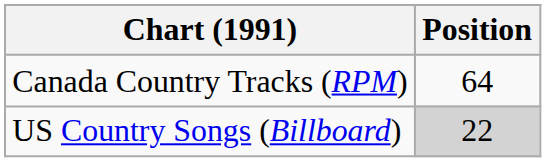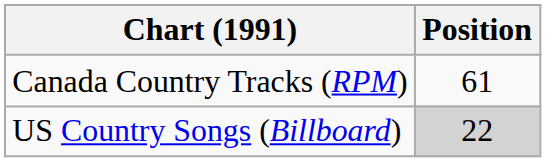(477, 80) 64 -> (477, 80) 61
